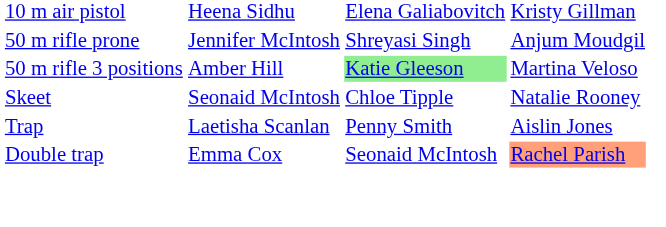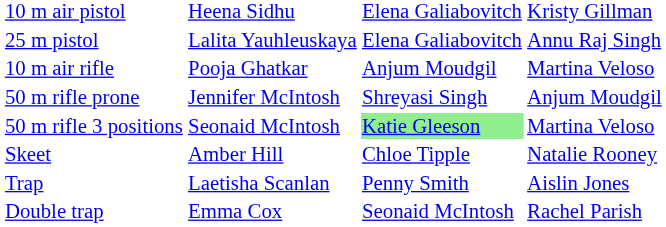+ row: (52, 40)
+ row: (59, 68)
(236, 68) Amber Hill -> (264, 125) Seonaid McIntosh
(264, 97) Seonaid McIntosh -> (236, 154) Amber Hill
(568, 154) lightsalmon background -> (585, 211) no background
